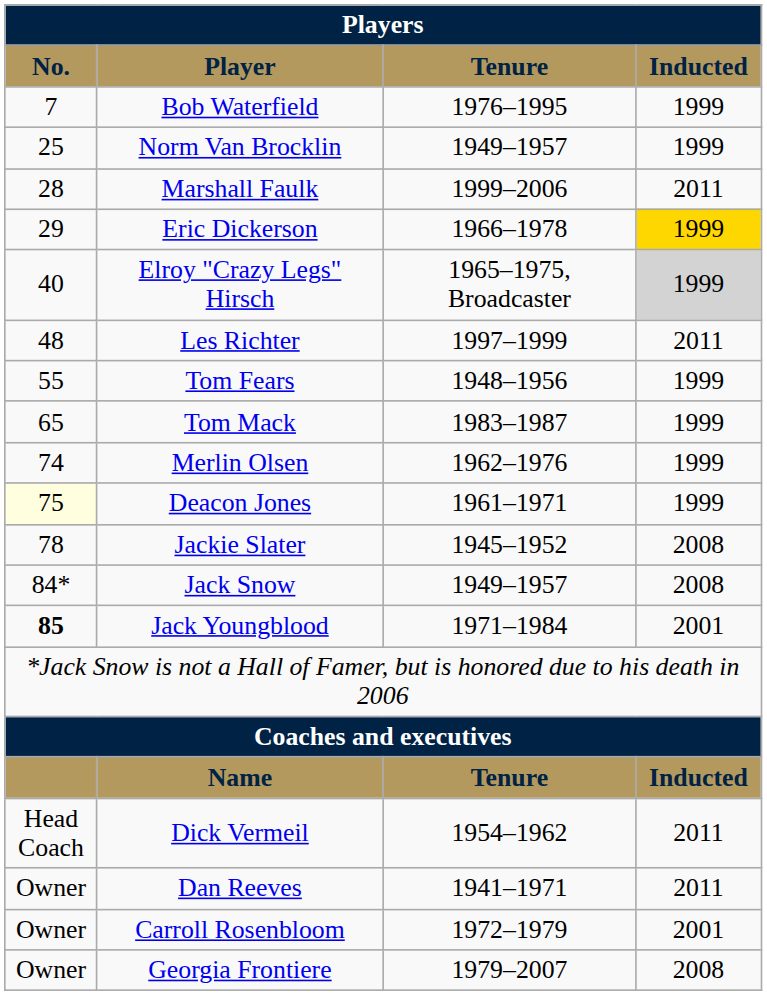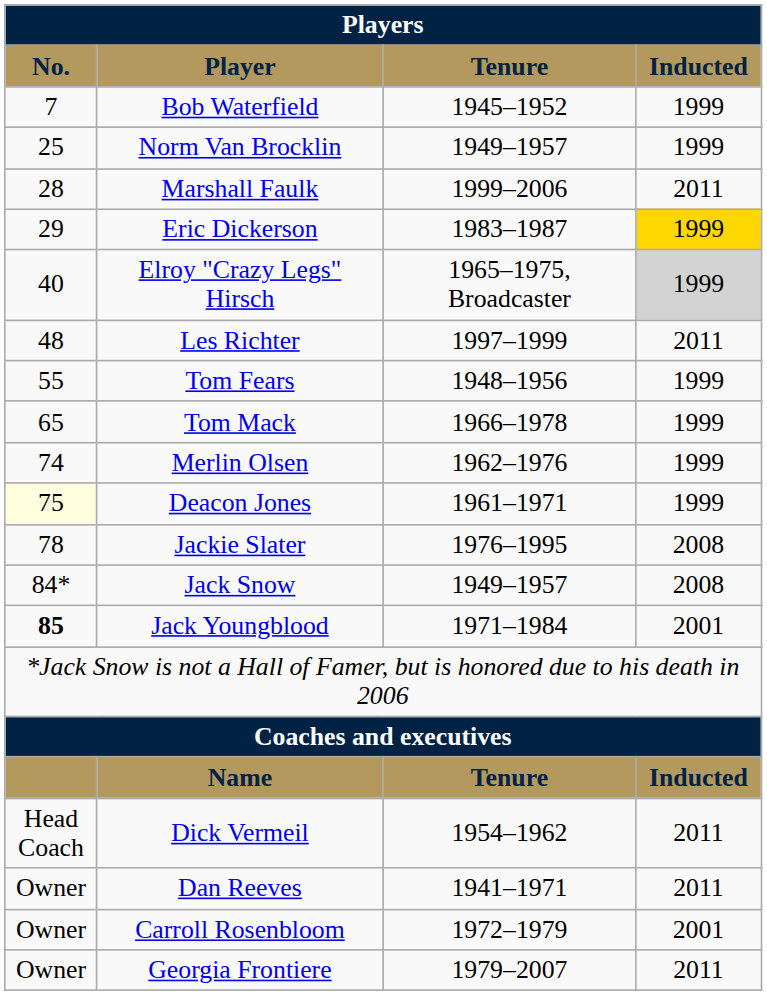(509, 106) 1976–1995 -> (509, 106) 1945–1952
(509, 229) 1966–1978 -> (509, 229) 1983–1987
(509, 421) 1983–1987 -> (509, 421) 1966–1978
(509, 544) 1945–1952 -> (509, 544) 1976–1995
(698, 969) 2008 -> (698, 969) 2011
